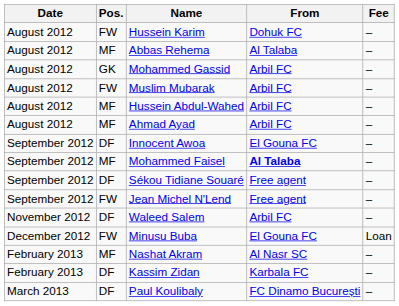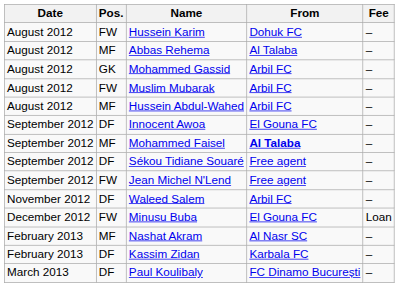- row: (162, 124)
